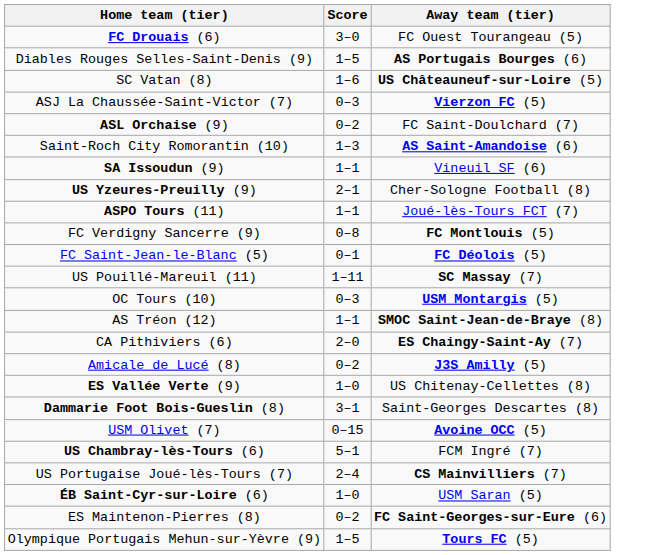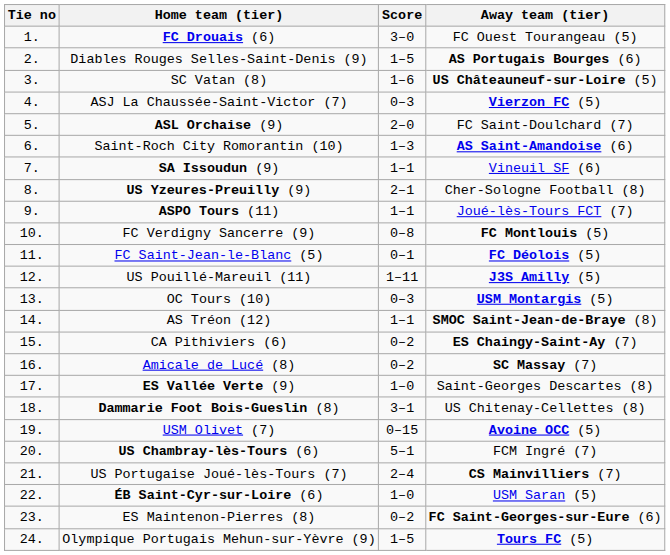+ column: (32, 15)
(348, 125) 0–2 -> (402, 125) 2–0
(491, 277) SC Massay (7) -> (545, 277) J3S Amilly (5)
(348, 343) 2–0 -> (402, 343) 0–2
(491, 365) J3S Amilly (5) -> (545, 365) SC Massay (7)
(491, 386) US Chitenay-Cellettes (8) -> (545, 386) Saint-Georges Descartes (8)
(491, 408) Saint-Georges Descartes (8) -> (545, 408) US Chitenay-Cellettes (8)
